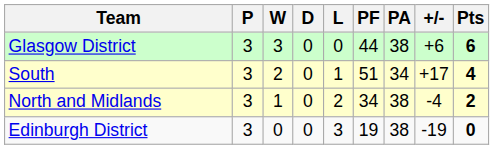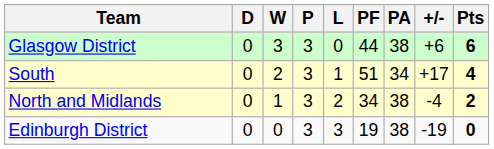columns swapped: (248, 18) <-> (308, 18)
